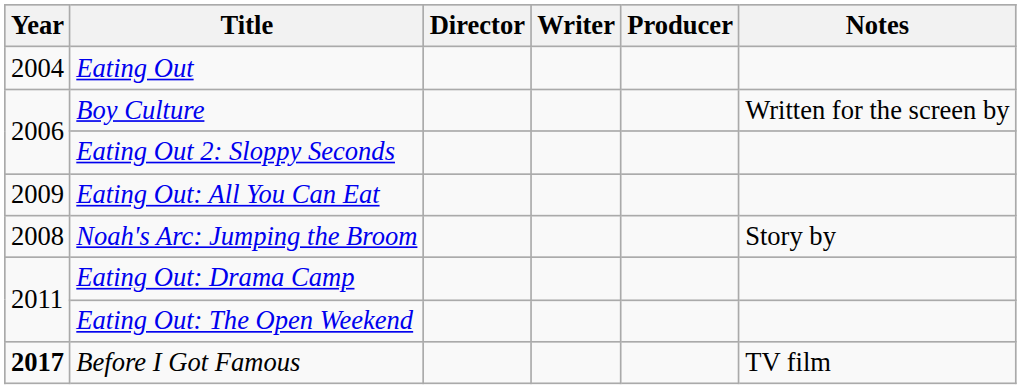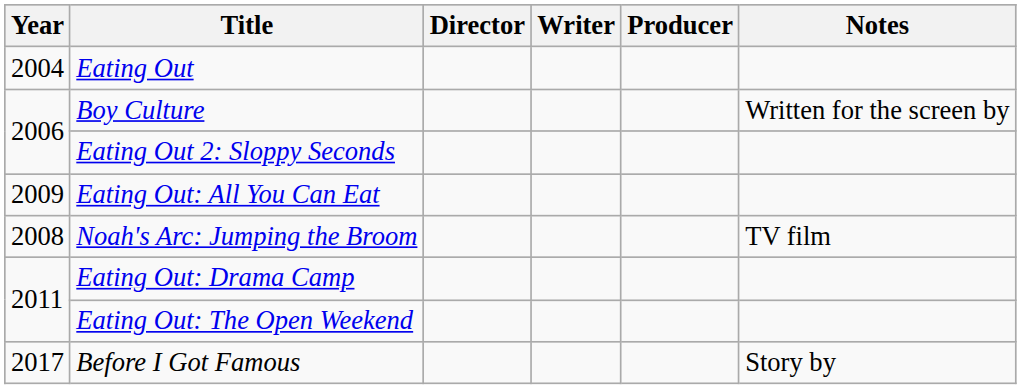(791, 236) Story by -> (788, 236) TV film
(38, 362) bold -> (38, 362) normal
(788, 362) TV film -> (791, 362) Story by
